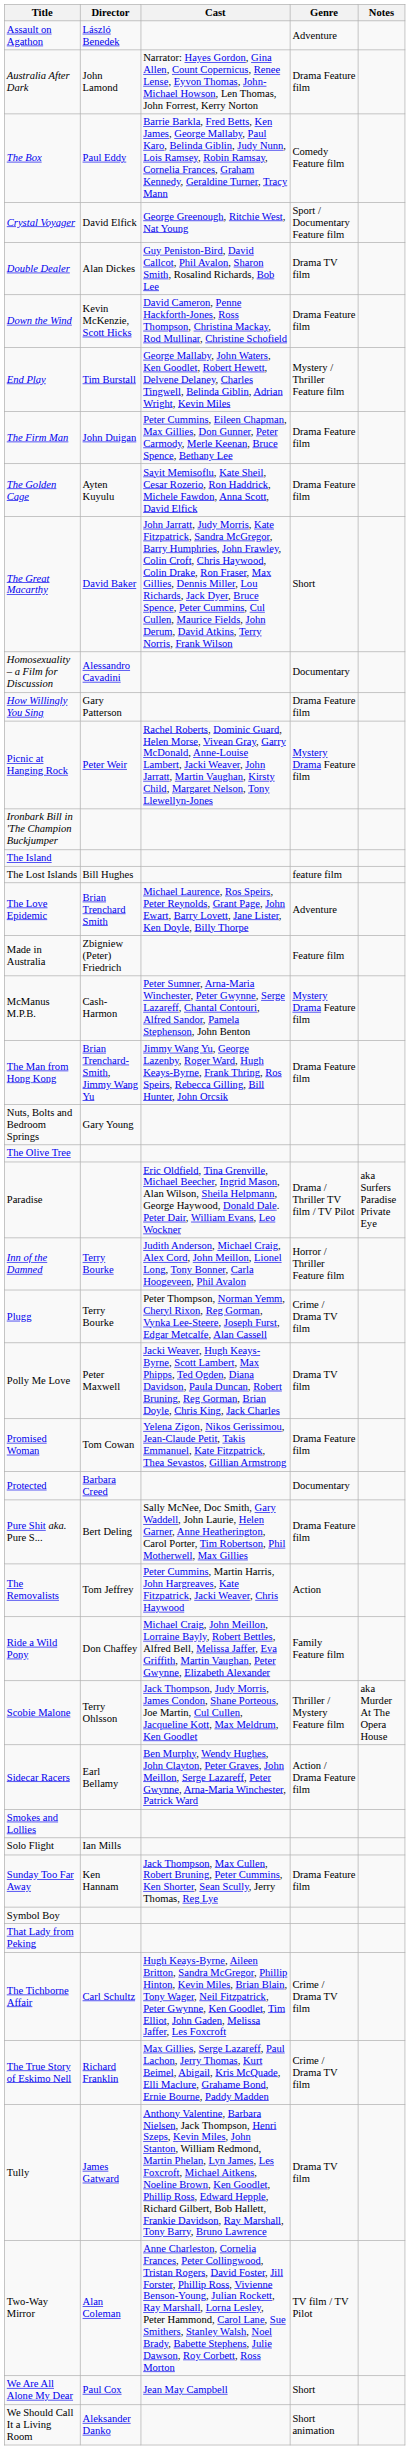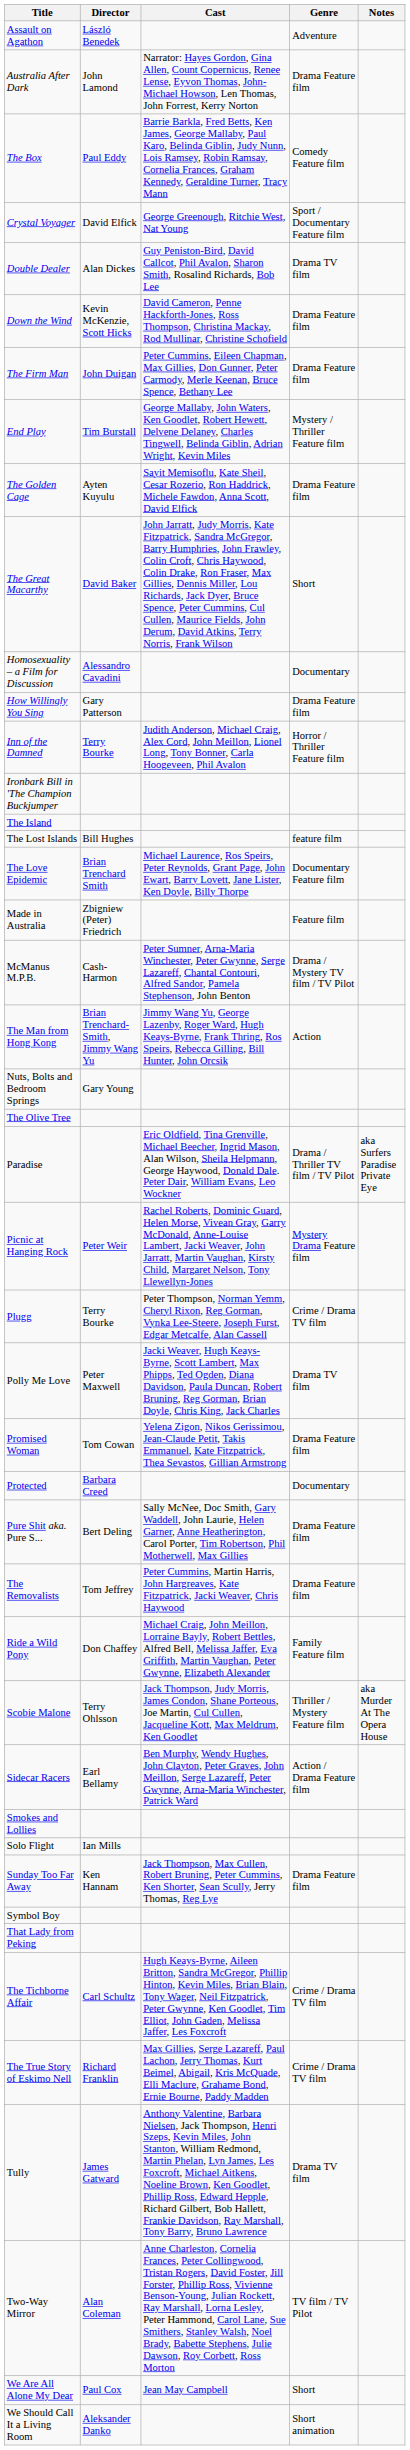rows swapped: (26, 379) <-> (38, 437)
rows swapped: (27, 1264) <-> (37, 765)
(315, 909) Adventure -> (321, 873) Documentary Feature film
(324, 1008) Mystery Drama Feature film -> (323, 972) Drama / Mystery TV film / TV Pilot
(324, 1072) Drama Feature film -> (307, 1036) Action
(307, 1590) Action -> (324, 1590) Drama Feature film
